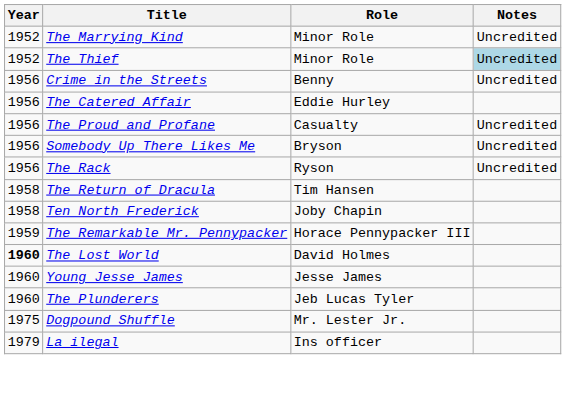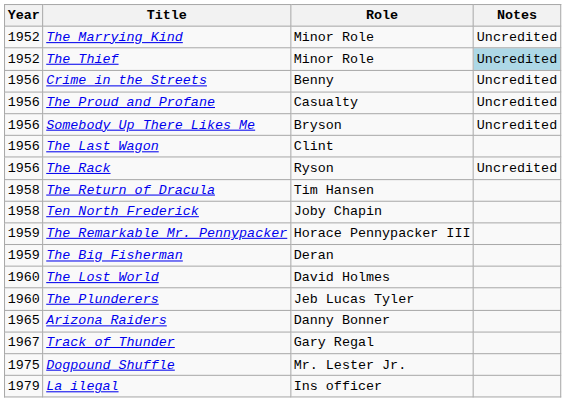- row: (119, 103)
+ row: (102, 146)
+ row: (115, 255)
(24, 255) bold -> (24, 277) normal
- row: (115, 277)
+ row: (107, 321)
+ row: (111, 343)
